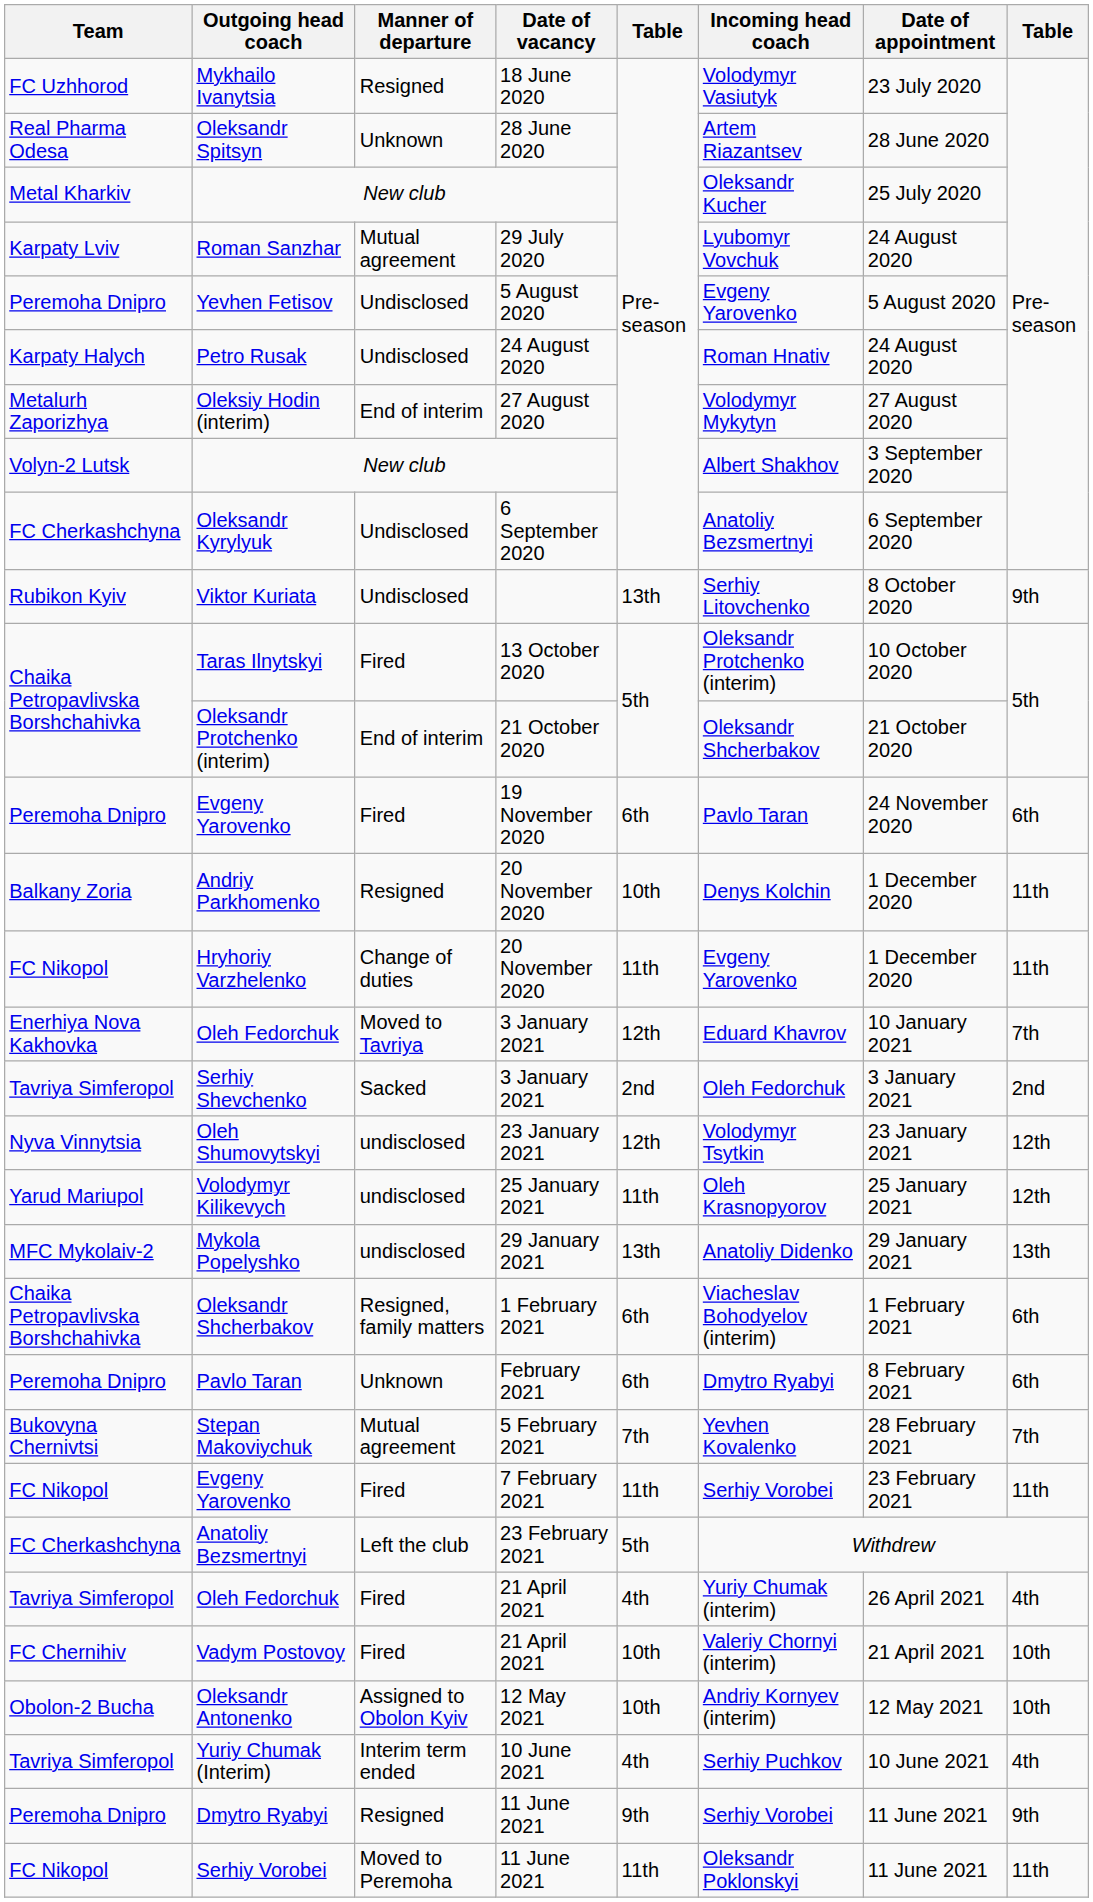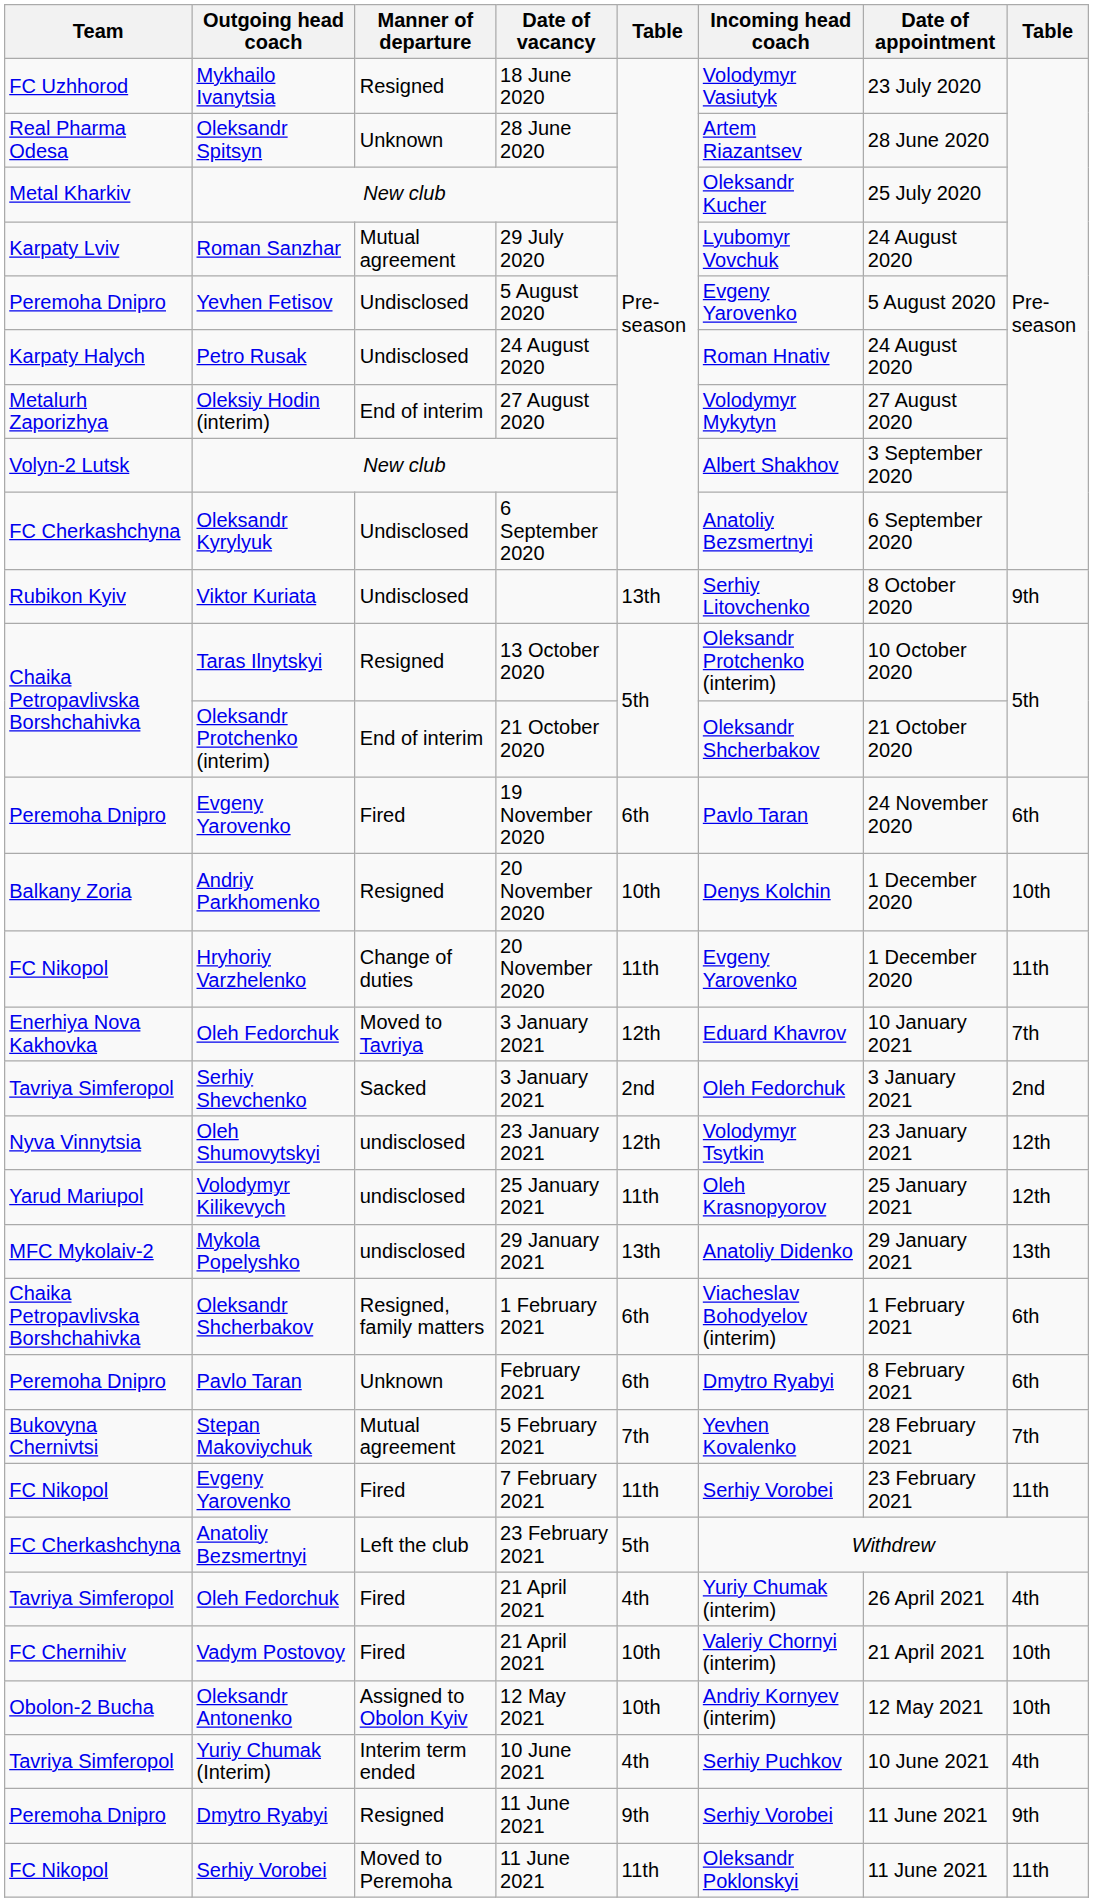(383, 661) Fired -> (402, 661) Resigned
(1030, 891) 11th -> (1031, 891) 10th
